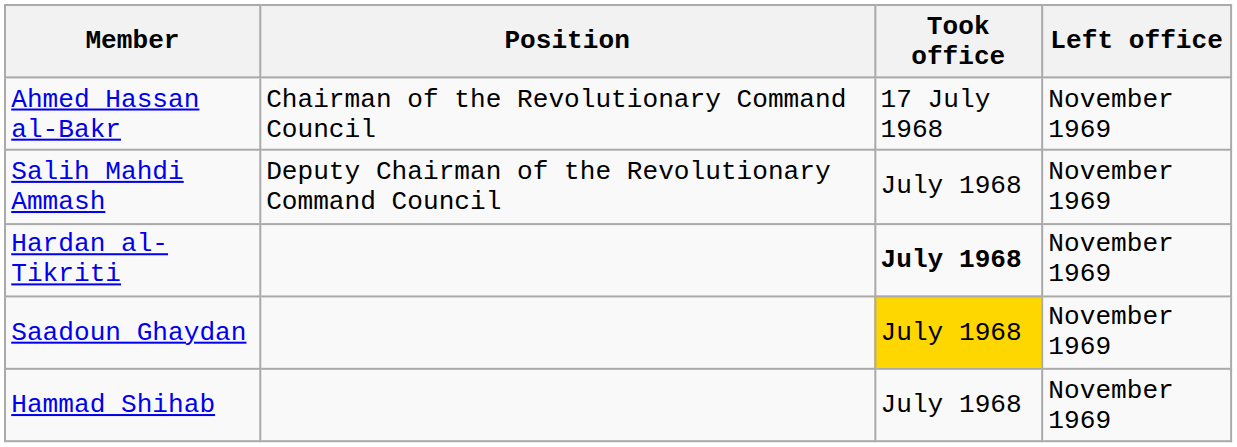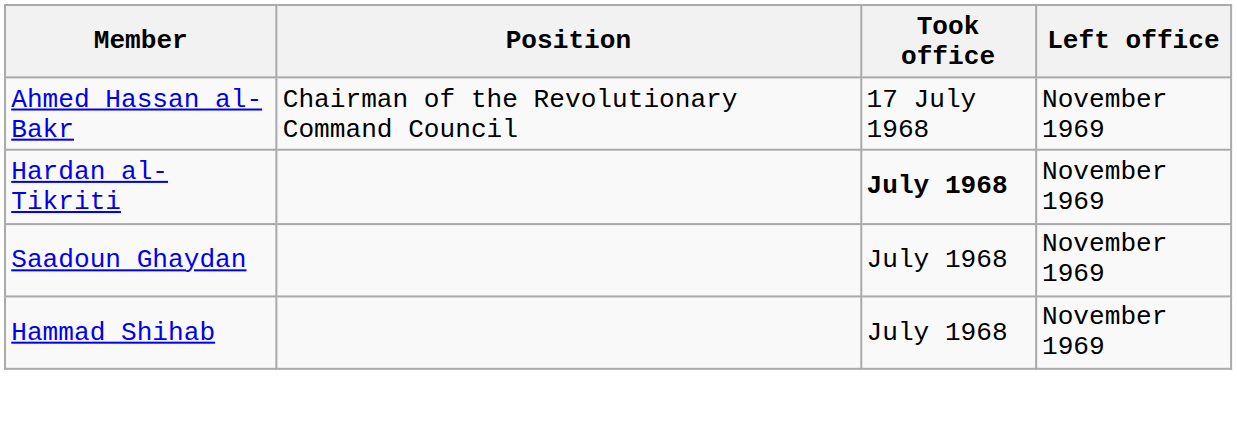- row: (97, 187)
(951, 332) gold background -> (937, 260) no background
